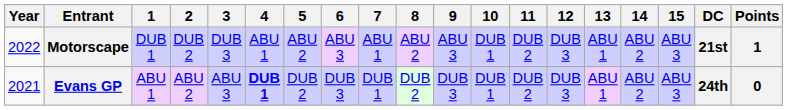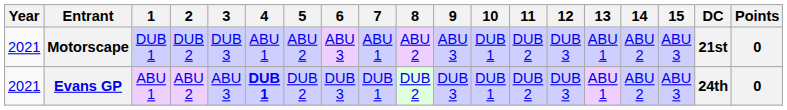(24, 47) 2022 -> (24, 47) 2021
(757, 47) 1 -> (757, 47) 0
